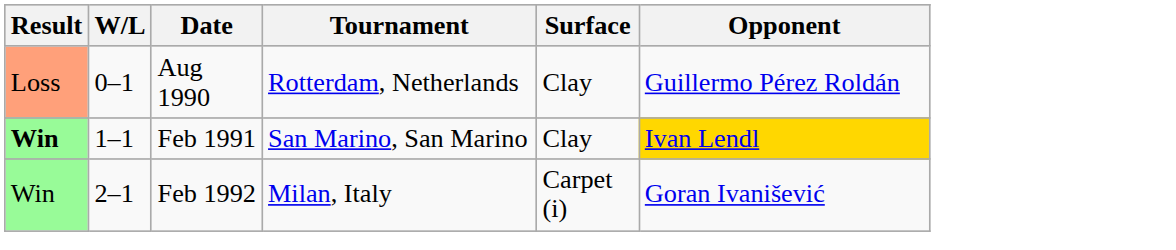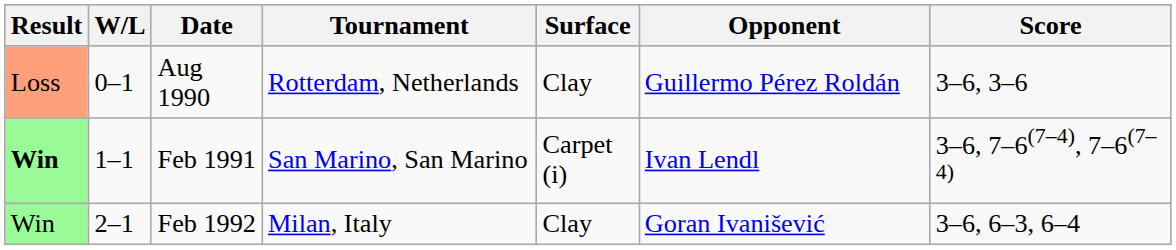+ column: (1051, 25)
(567, 138) Clay -> (578, 159) Carpet (i)
(702, 138) gold background -> (702, 159) no background
(578, 194) Carpet (i) -> (567, 223) Clay
